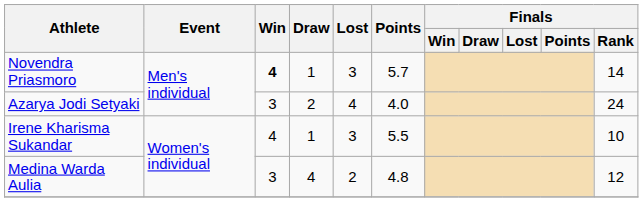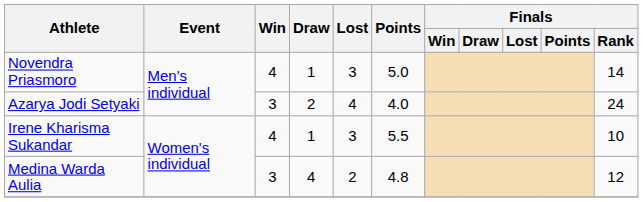(272, 72) bold -> (272, 72) normal
(398, 72) 5.7 -> (398, 72) 5.0
